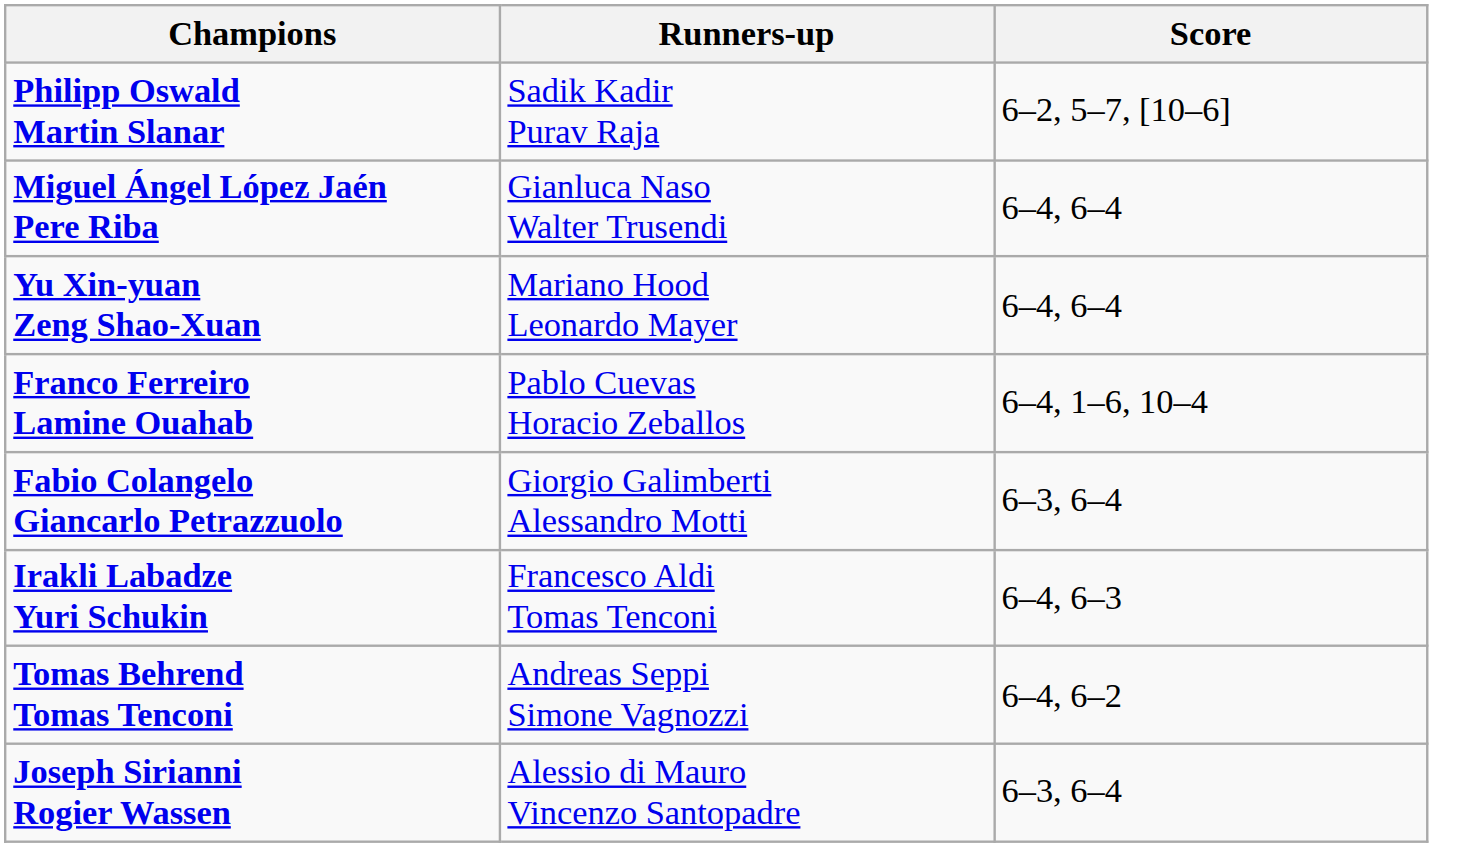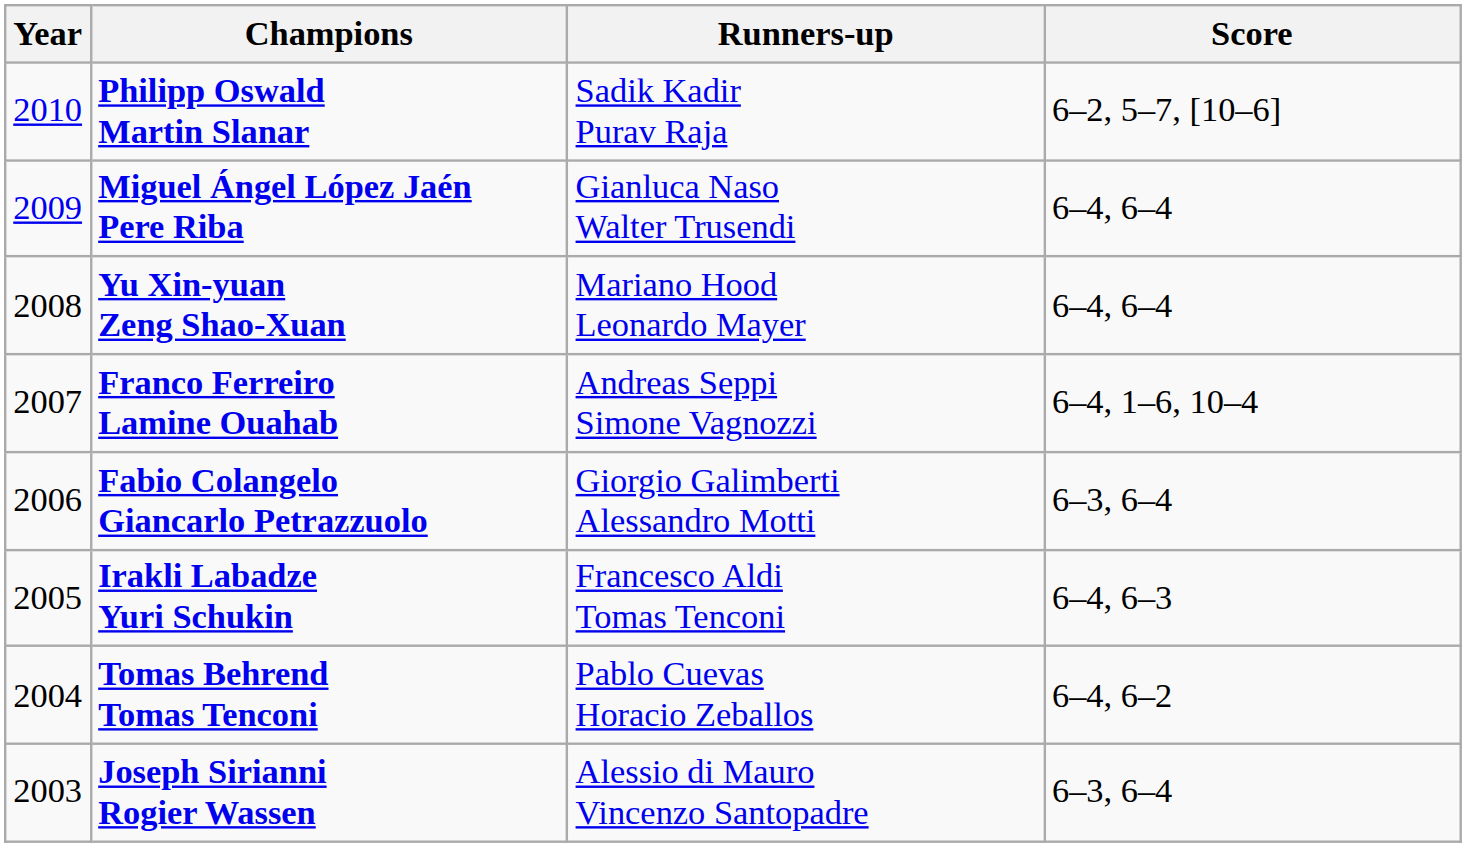+ column: (48, 33)
(626, 402) Pablo Cuevas Horacio Zeballos -> (696, 402) Andreas Seppi Simone Vagnozzi
(628, 694) Andreas Seppi Simone Vagnozzi -> (694, 694) Pablo Cuevas Horacio Zeballos
